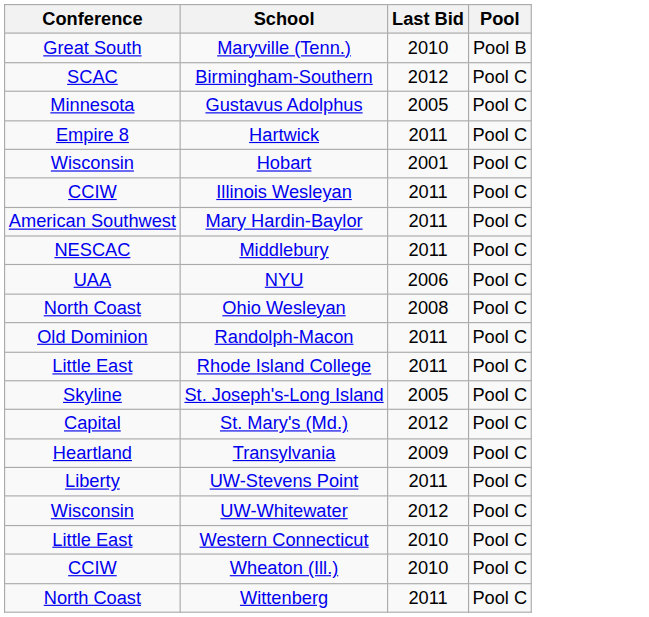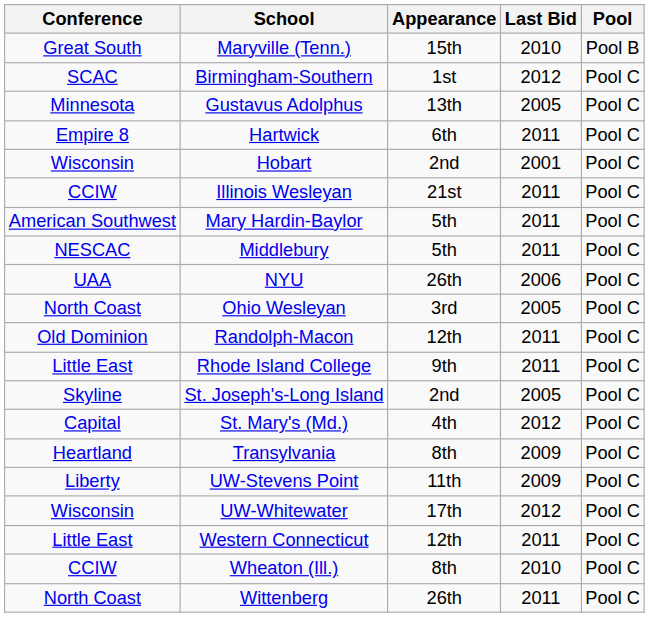+ column: (444, 18)
(428, 308) 2008 -> (541, 308) 2005
(428, 481) 2011 -> (541, 481) 2009
(428, 539) 2010 -> (541, 539) 2011
